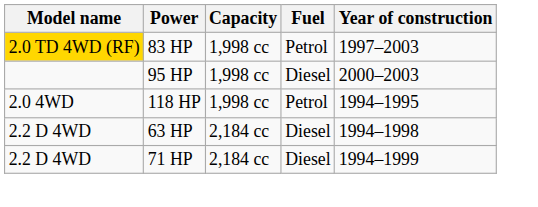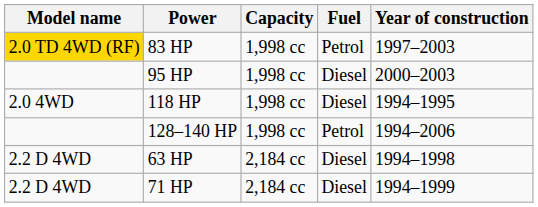(307, 103) Petrol -> (344, 103) Diesel
+ row: (192, 131)
